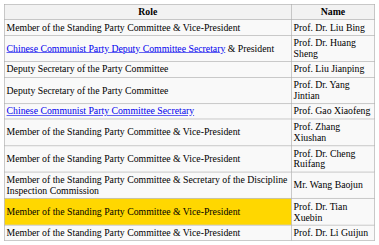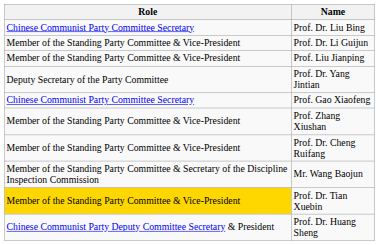(123, 27) Member of the Standing Party Committee & Vice-President -> (100, 27) Chinese Communist Party Committee Secretary
rows swapped: (325, 48) <-> (331, 232)
(87, 69) Deputy Secretary of the Party Committee -> (123, 58) Member of the Standing Party Committee & Vice-President
